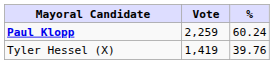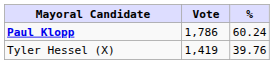(201, 32) 2,259 -> (201, 32) 1,786
